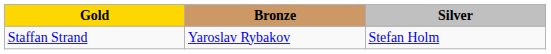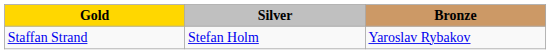columns swapped: (455, 15) <-> (275, 15)
